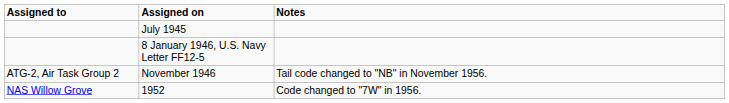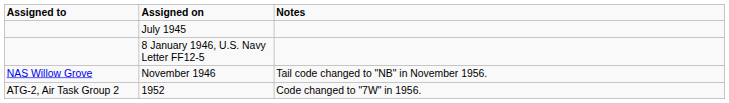(63, 73) ATG-2, Air Task Group 2 -> (49, 73) NAS Willow Grove
(49, 90) NAS Willow Grove -> (63, 90) ATG-2, Air Task Group 2
